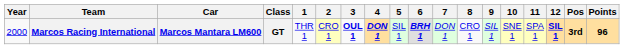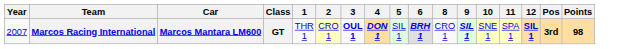- column: (445, 11)
(17, 31) 2000 -> (17, 31) 2007
(491, 31) normal -> (467, 31) bold
(602, 31) 96 -> (578, 31) 98
